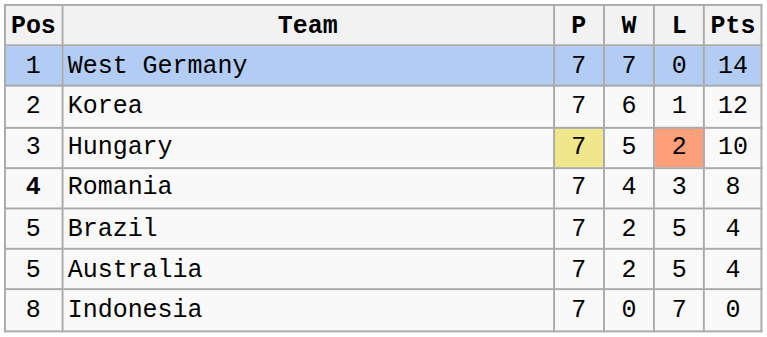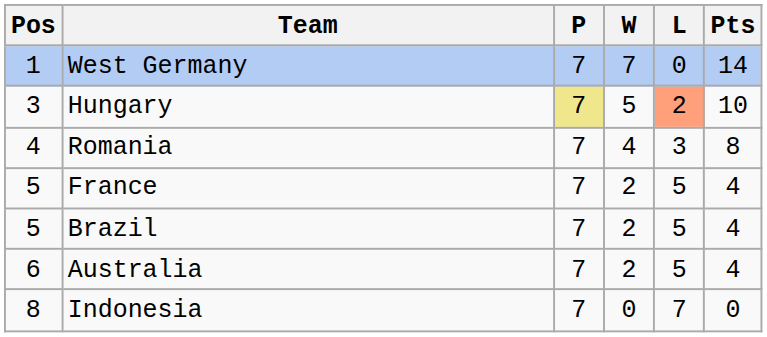- row: (105, 107)
(33, 188) bold -> (33, 147) normal
+ row: (113, 188)
(33, 269) 5 -> (33, 269) 6
